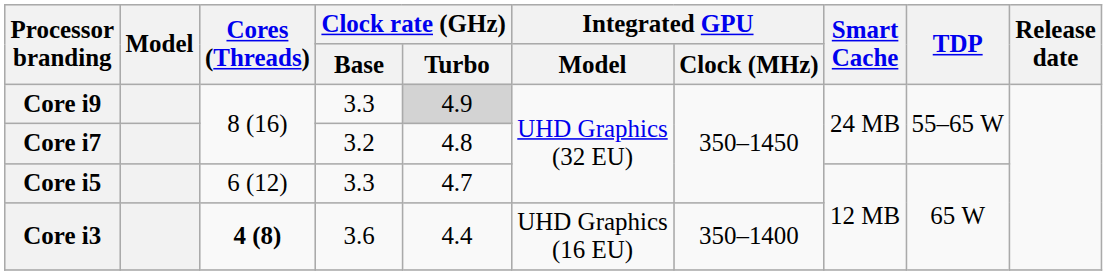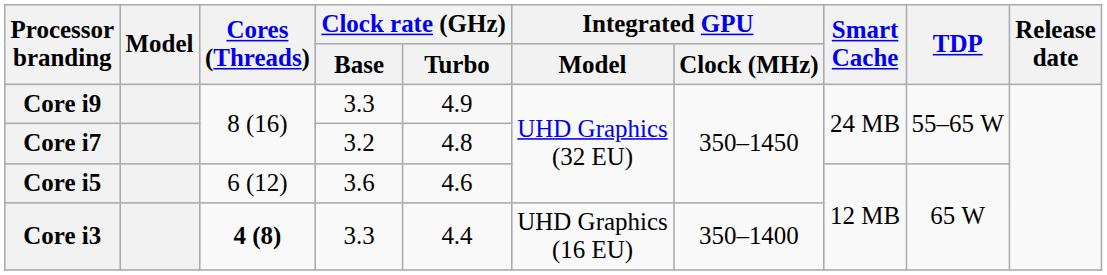(457, 103) lightgrey background -> (457, 103) no background
(359, 182) 3.3 -> (359, 182) 3.6
(457, 182) 4.7 -> (457, 182) 4.6
(359, 236) 3.6 -> (359, 236) 3.3
